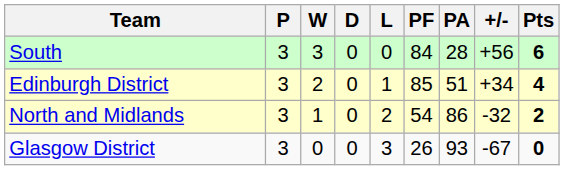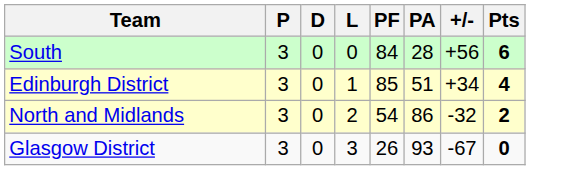- column: (318, 20)
